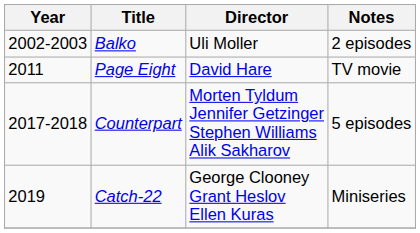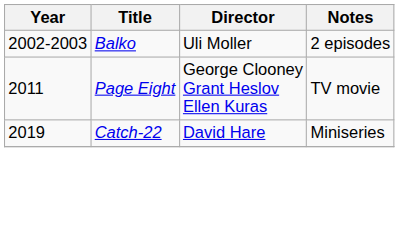(231, 69) David Hare -> (243, 88) George Clooney Grant Heslov Ellen Kuras
- row: (138, 123)
(249, 196) George Clooney Grant Heslov Ellen Kuras -> (224, 133) David Hare
